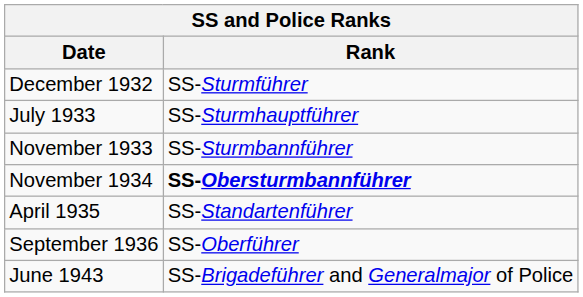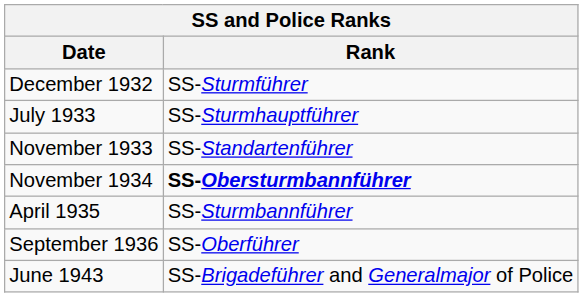(260, 148) SS-Sturmbannführer -> (260, 148) SS-Standartenführer
(260, 212) SS-Standartenführer -> (260, 212) SS-Sturmbannführer
